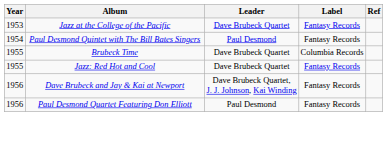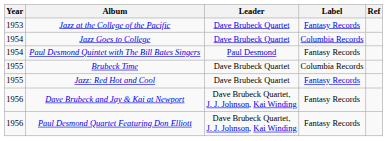+ row: (115, 38)
(252, 104) Paul Desmond -> (252, 123) Dave Brubeck Quartet, J. J. Johnson, Kai Winding
